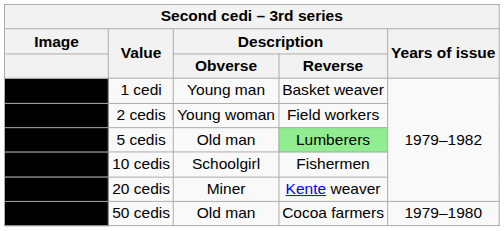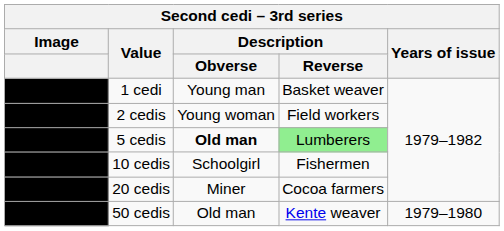(226, 139) normal -> (226, 139) bold
(333, 189) Kente weaver -> (333, 189) Cocoa farmers
(333, 213) Cocoa farmers -> (333, 213) Kente weaver
